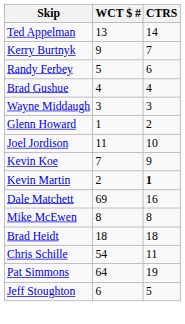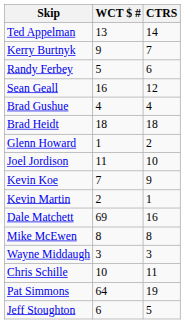+ row: (33, 87)
rows swapped: (33, 236) <-> (49, 106)
(149, 180) bold -> (149, 198) normal
(101, 254) 54 -> (101, 273) 10
